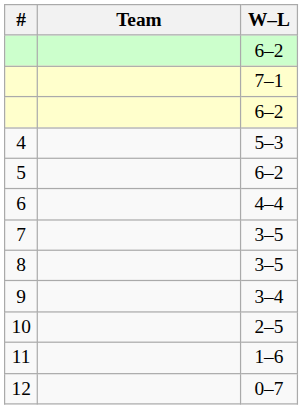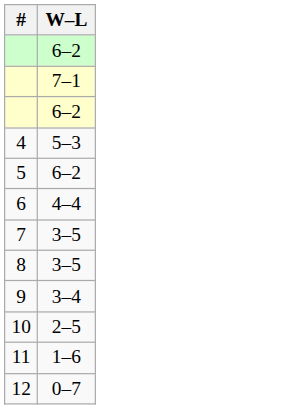- column: (139, 19)
